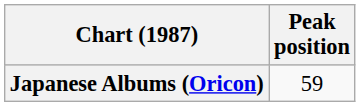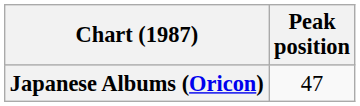(312, 82) 59 -> (312, 82) 47
